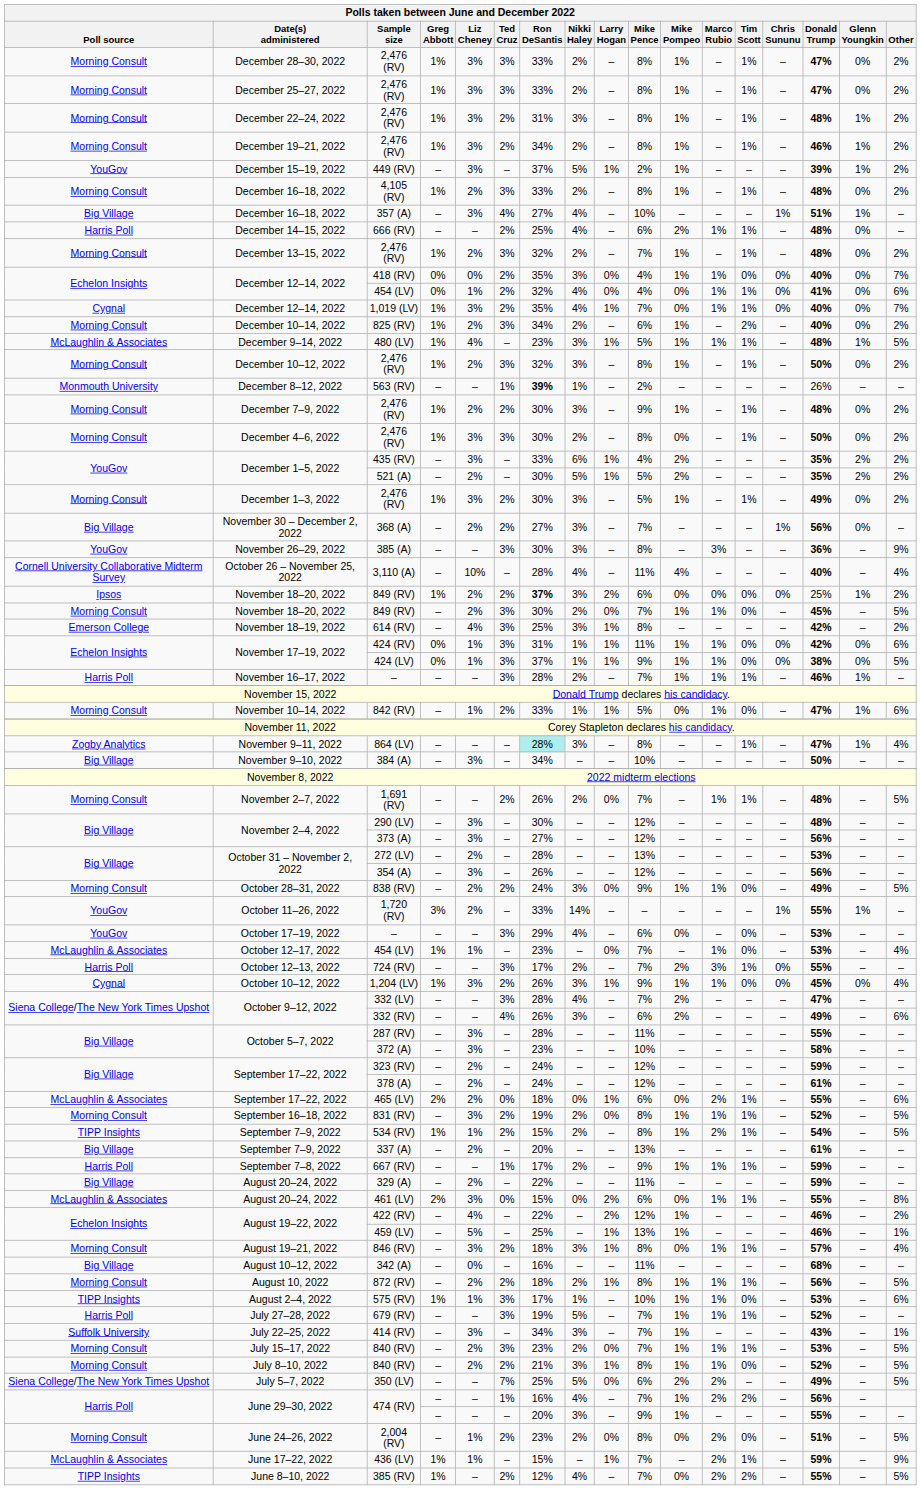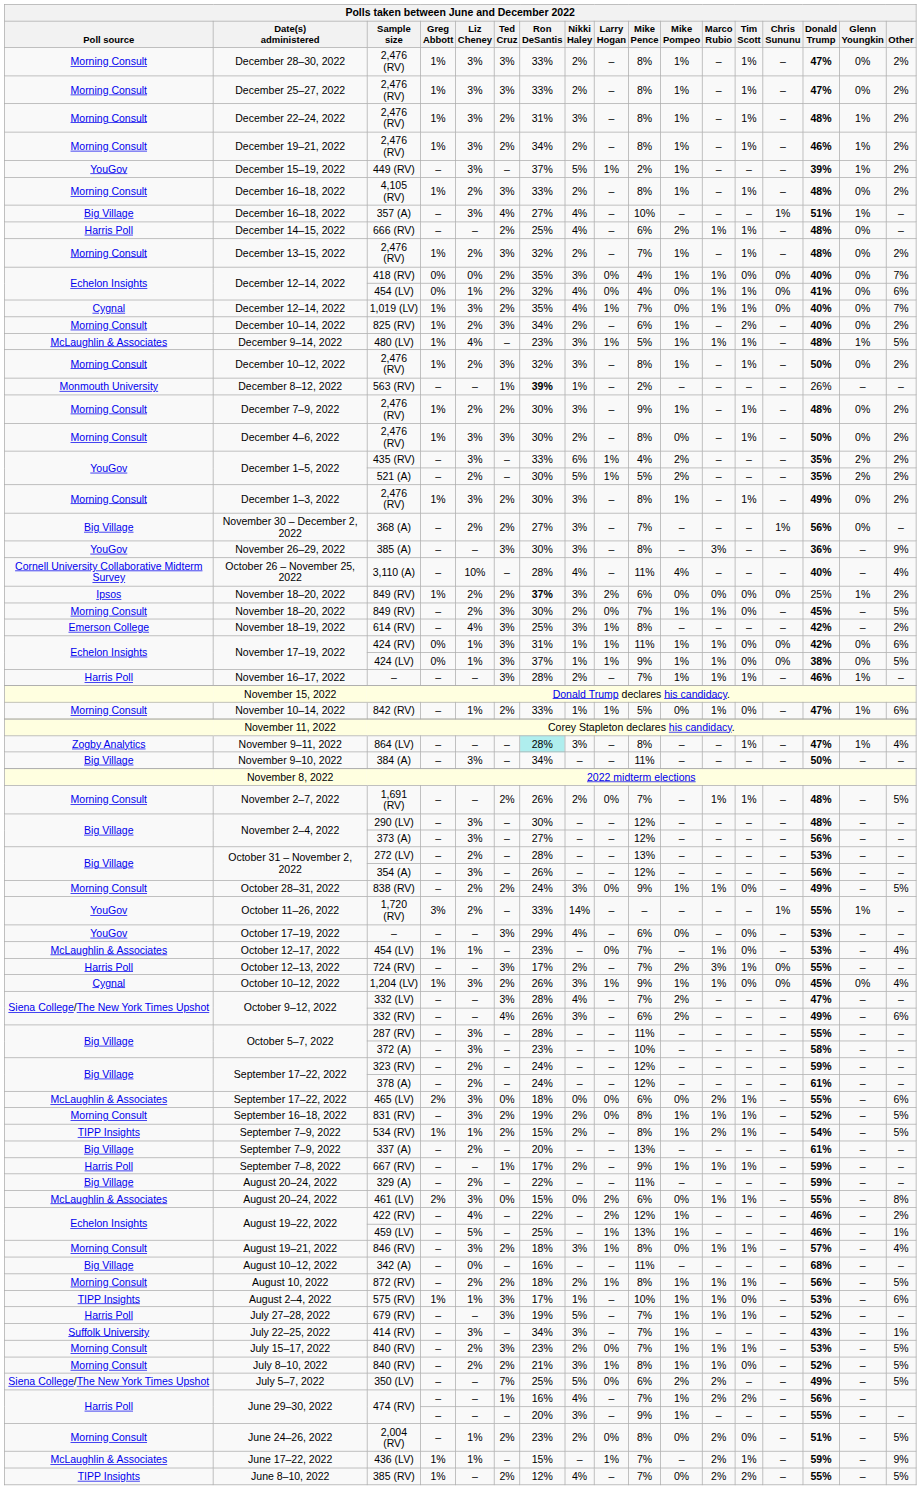(645, 499) 5% -> (645, 499) 8%
(645, 761) 10% -> (645, 761) 11%
(475, 1100) 2% -> (475, 1100) 3%
(611, 1100) 1% -> (611, 1100) 0%
